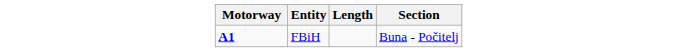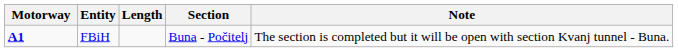+ column: (462, 15)
